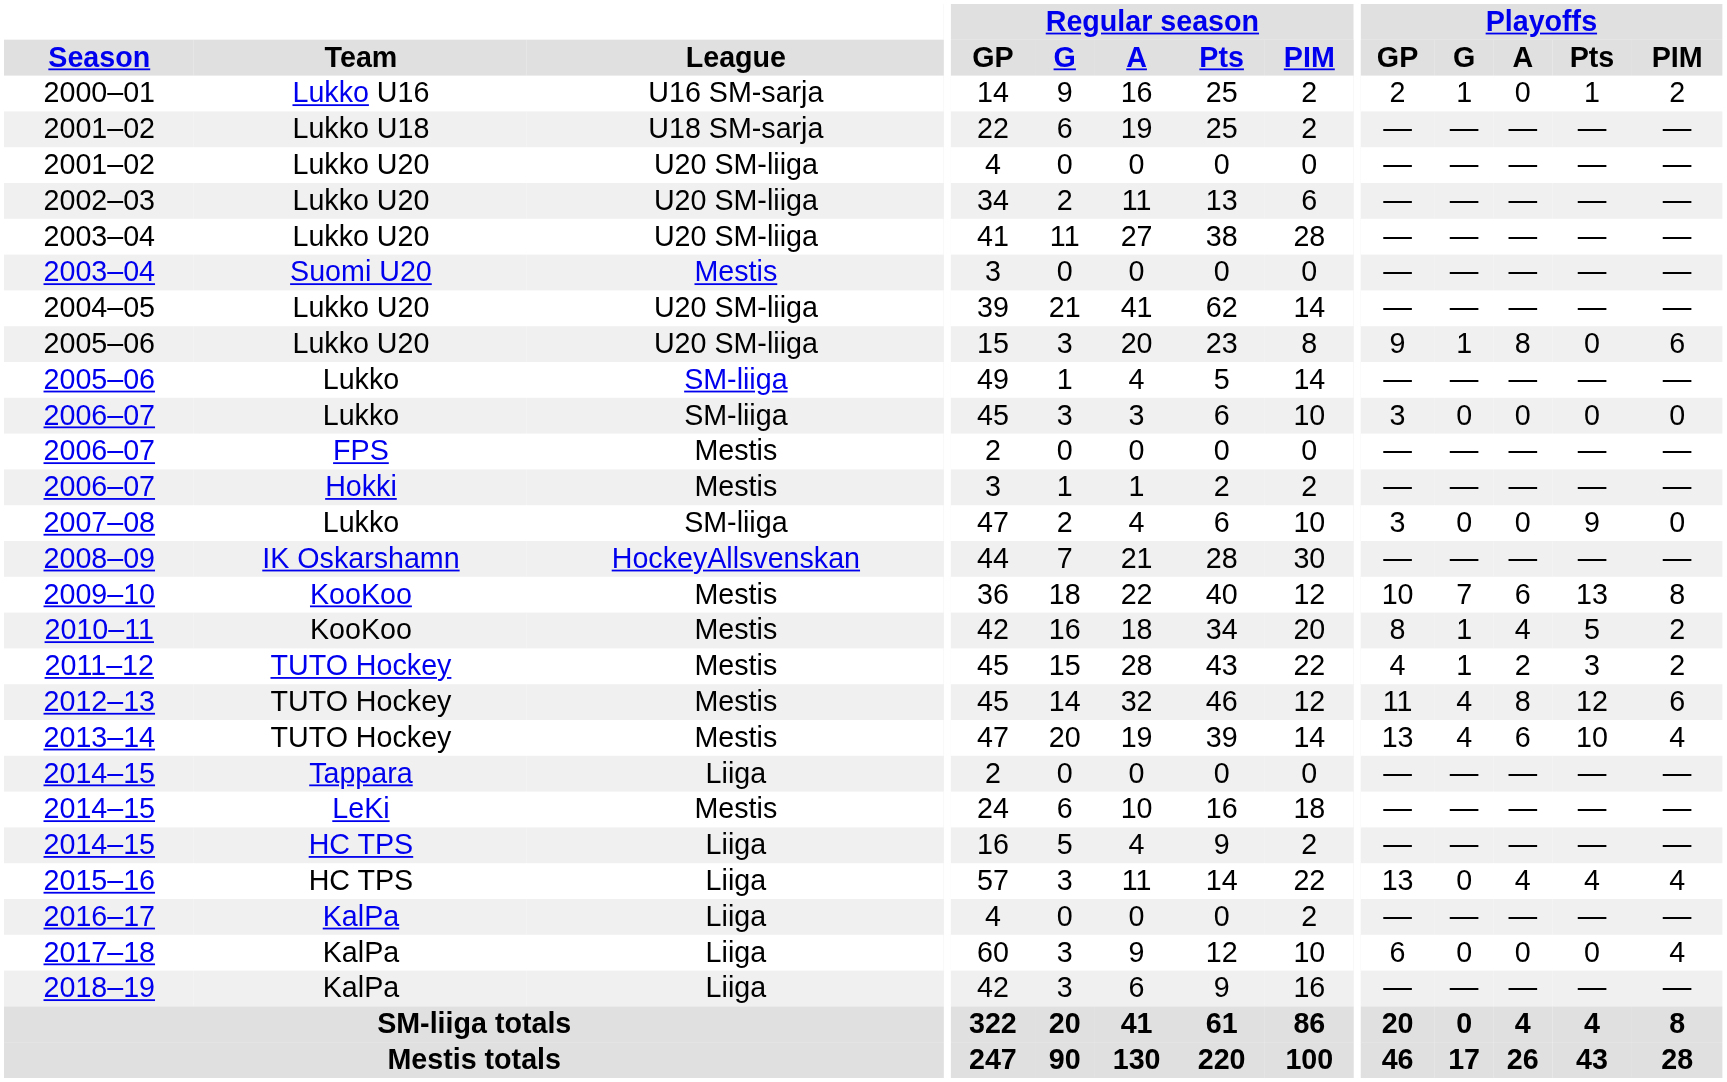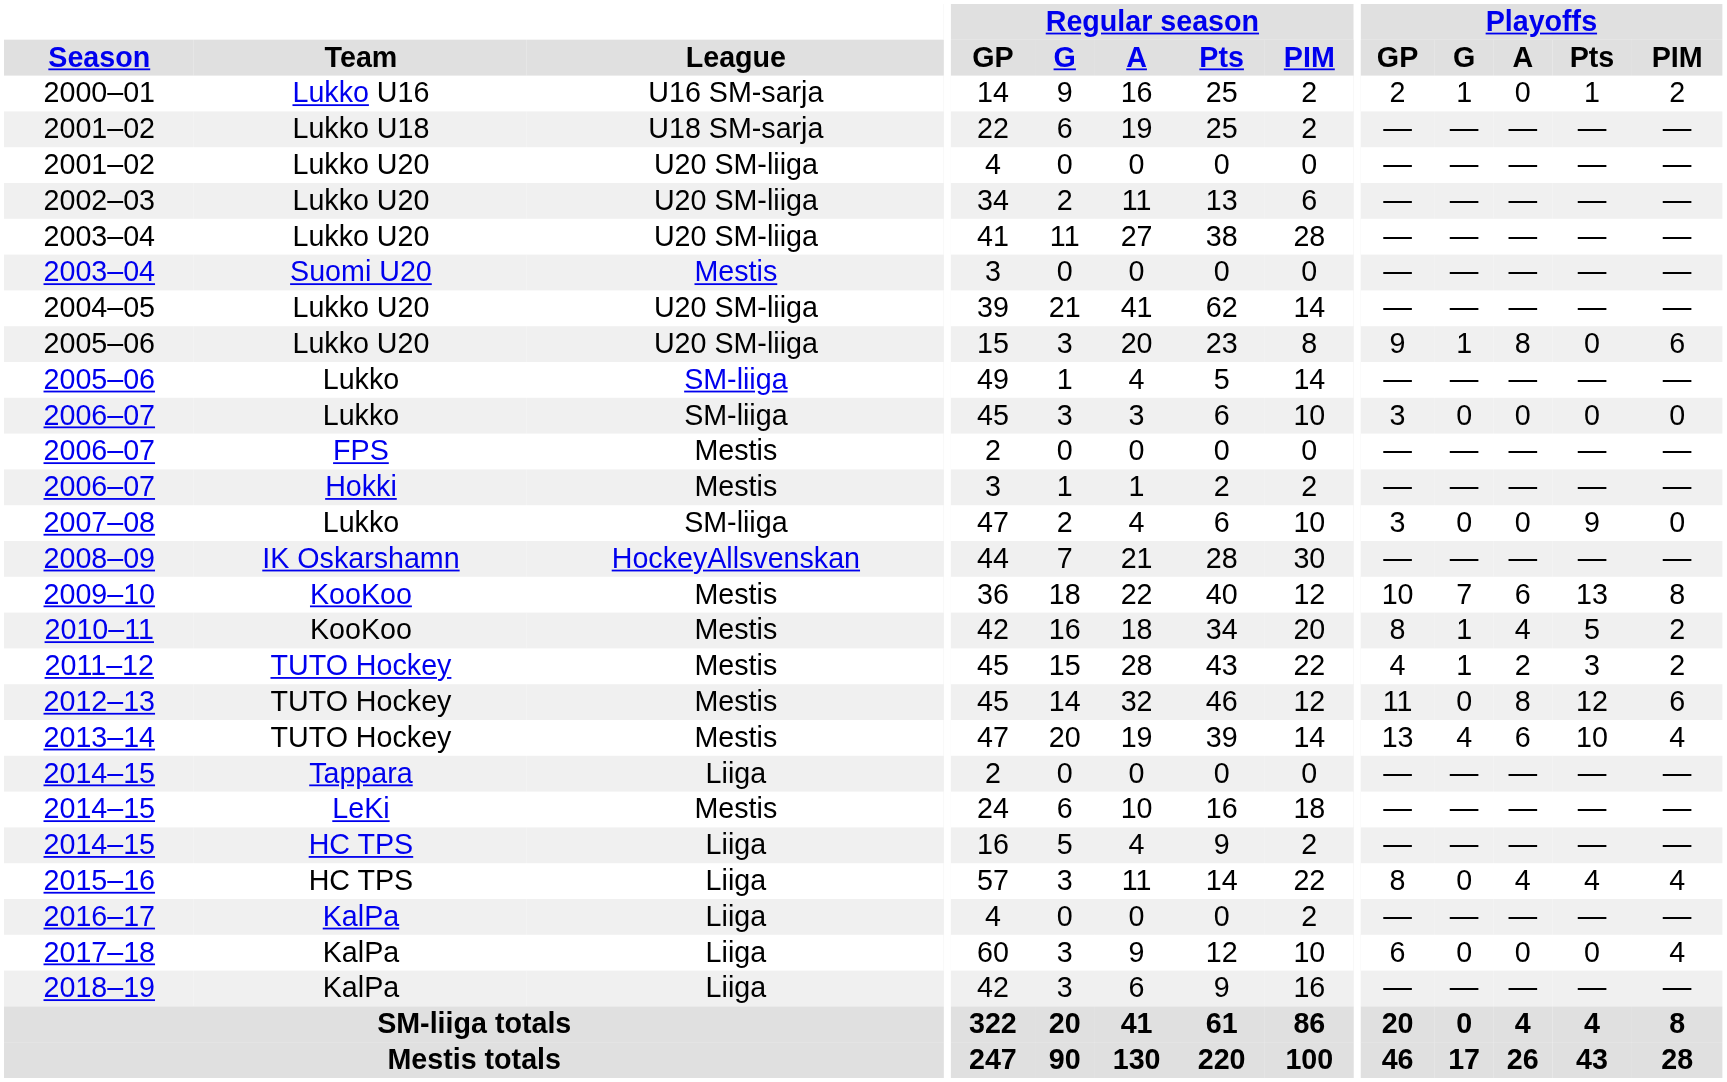(1464, 701) 4 -> (1464, 701) 0
(1398, 880) 13 -> (1398, 880) 8
